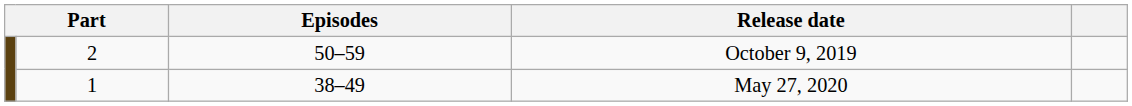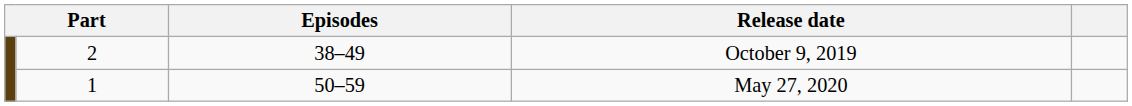(340, 52) 50–59 -> (340, 52) 38–49
(340, 85) 38–49 -> (340, 85) 50–59
